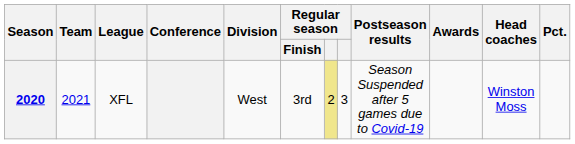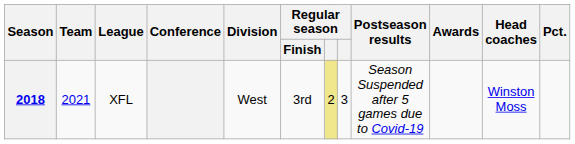(30, 99) 2020 -> (30, 99) 2018
